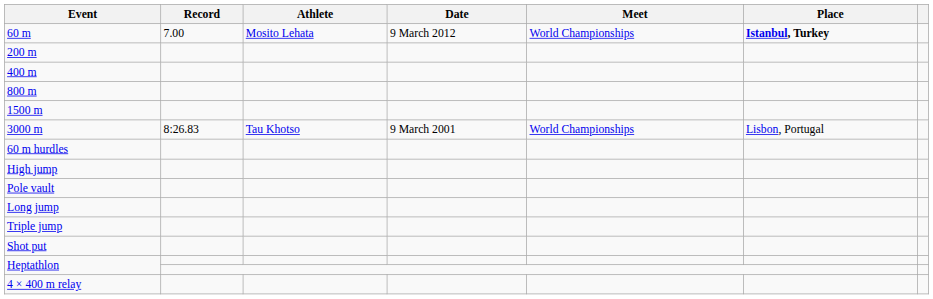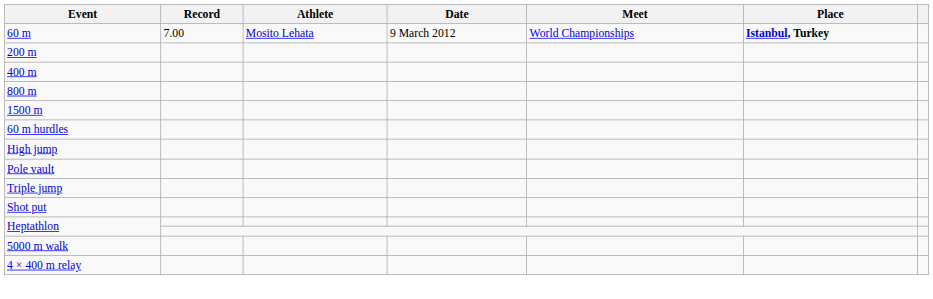- row: (25, 130)
- row: (33, 207)
+ row: (38, 245)
